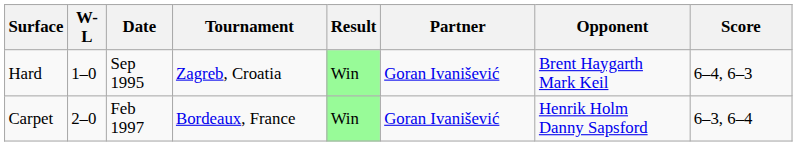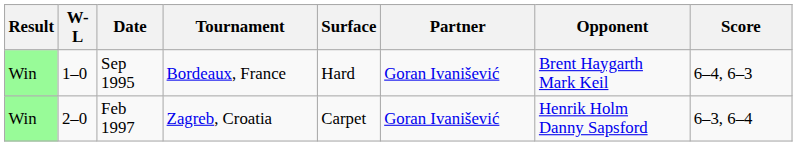columns swapped: (354, 27) <-> (36, 27)
(229, 72) Zagreb, Croatia -> (226, 72) Bordeaux, France
(236, 118) Bordeaux, France -> (219, 118) Zagreb, Croatia
